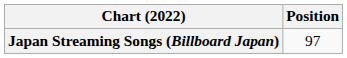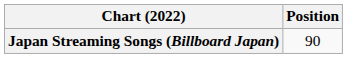(313, 41) 97 -> (313, 41) 90
